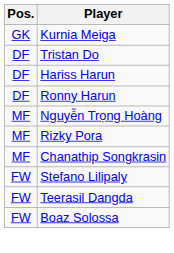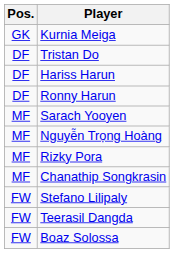+ row: (83, 116)
